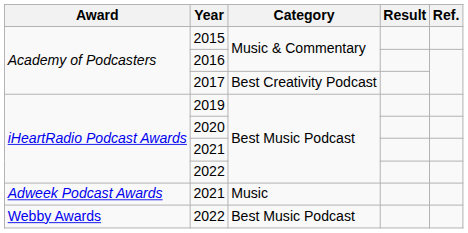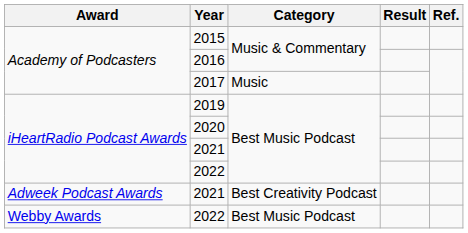(304, 82) Best Creativity Podcast -> (250, 82) Music
(250, 194) Music -> (304, 194) Best Creativity Podcast
